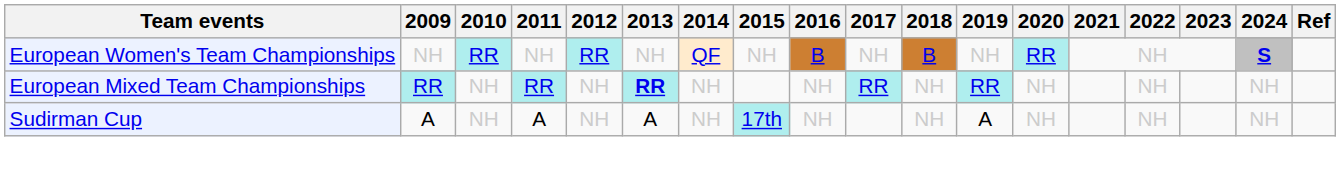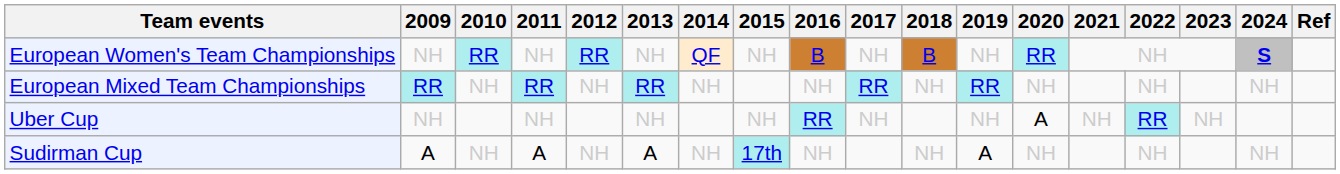(650, 87) bold -> (650, 87) normal
+ row: (54, 120)
